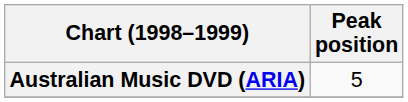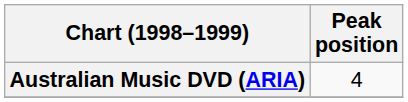(357, 79) 5 -> (357, 79) 4
